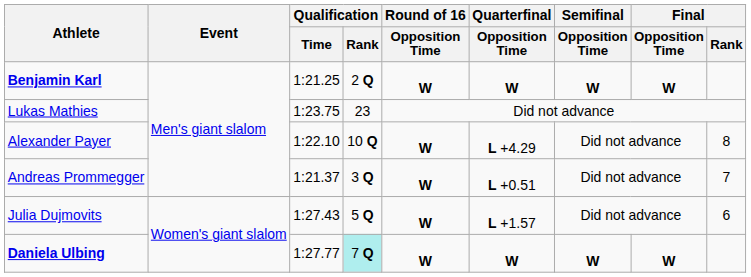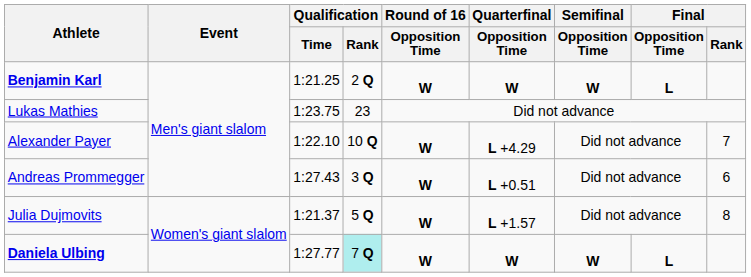(669, 89) W -> (669, 89) L
(726, 141) 8 -> (726, 141) 7
(317, 178) 1:21.37 -> (317, 178) 1:27.43
(726, 178) 7 -> (726, 178) 6
(317, 216) 1:27.43 -> (317, 216) 1:21.37
(726, 216) 6 -> (726, 216) 8
(669, 261) W -> (669, 261) L
